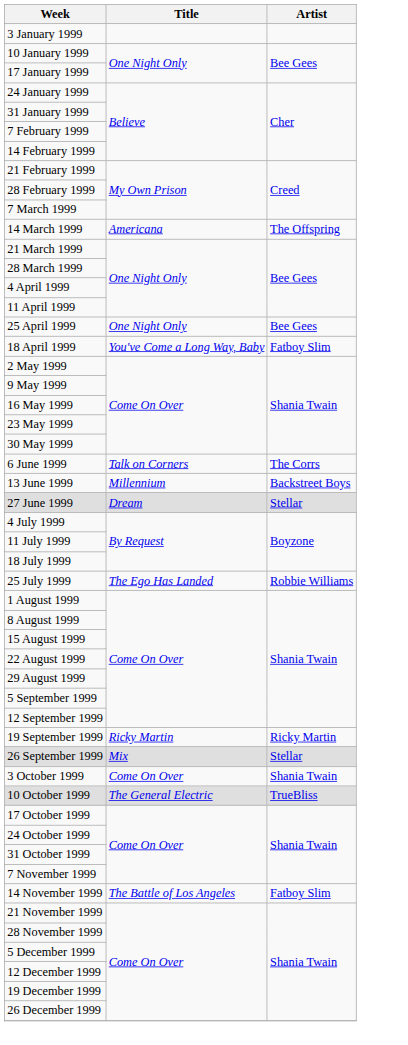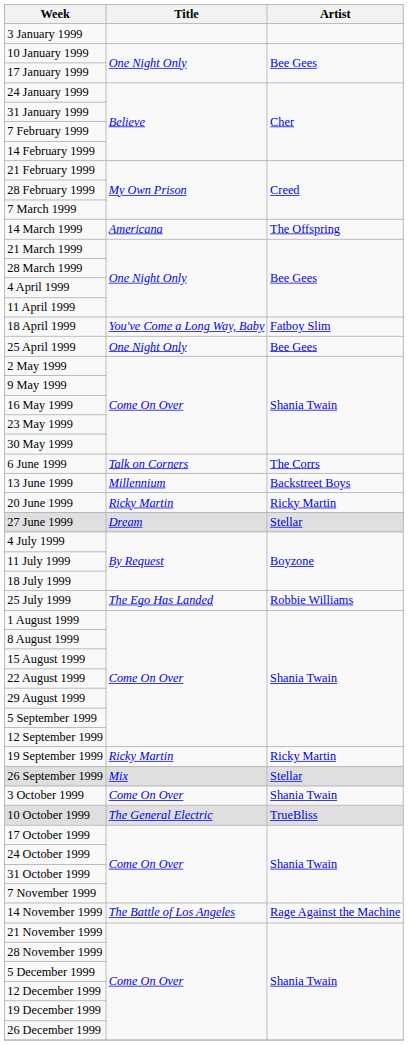rows swapped: (41, 346) <-> (41, 326)
+ row: (40, 502)
(300, 893) Fatboy Slim -> (335, 913) Rage Against the Machine
